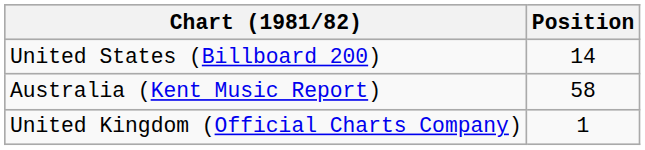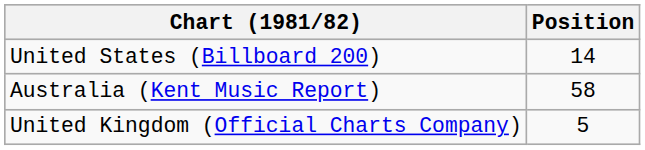(583, 126) 1 -> (583, 126) 5
